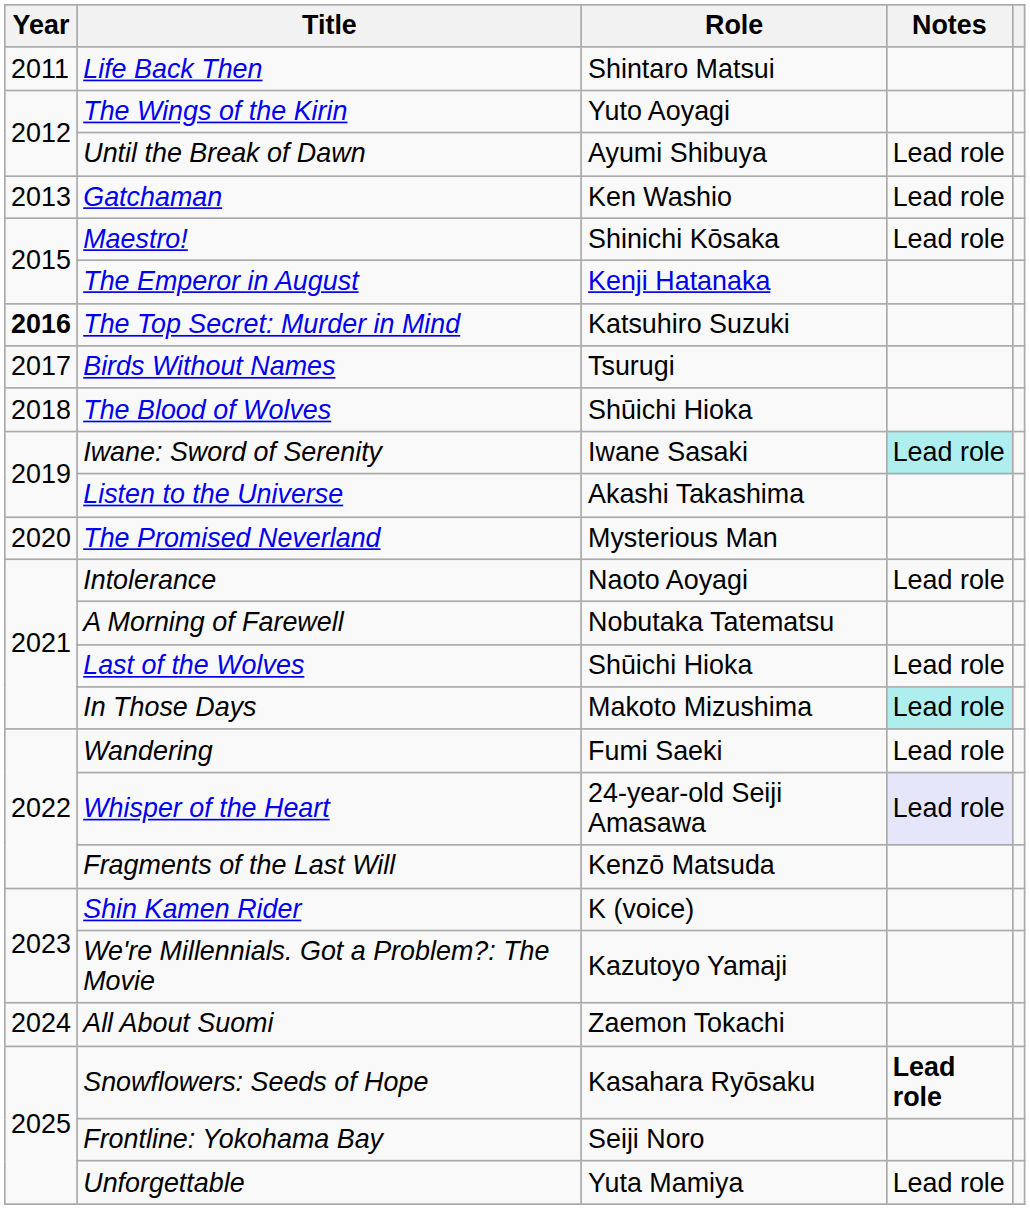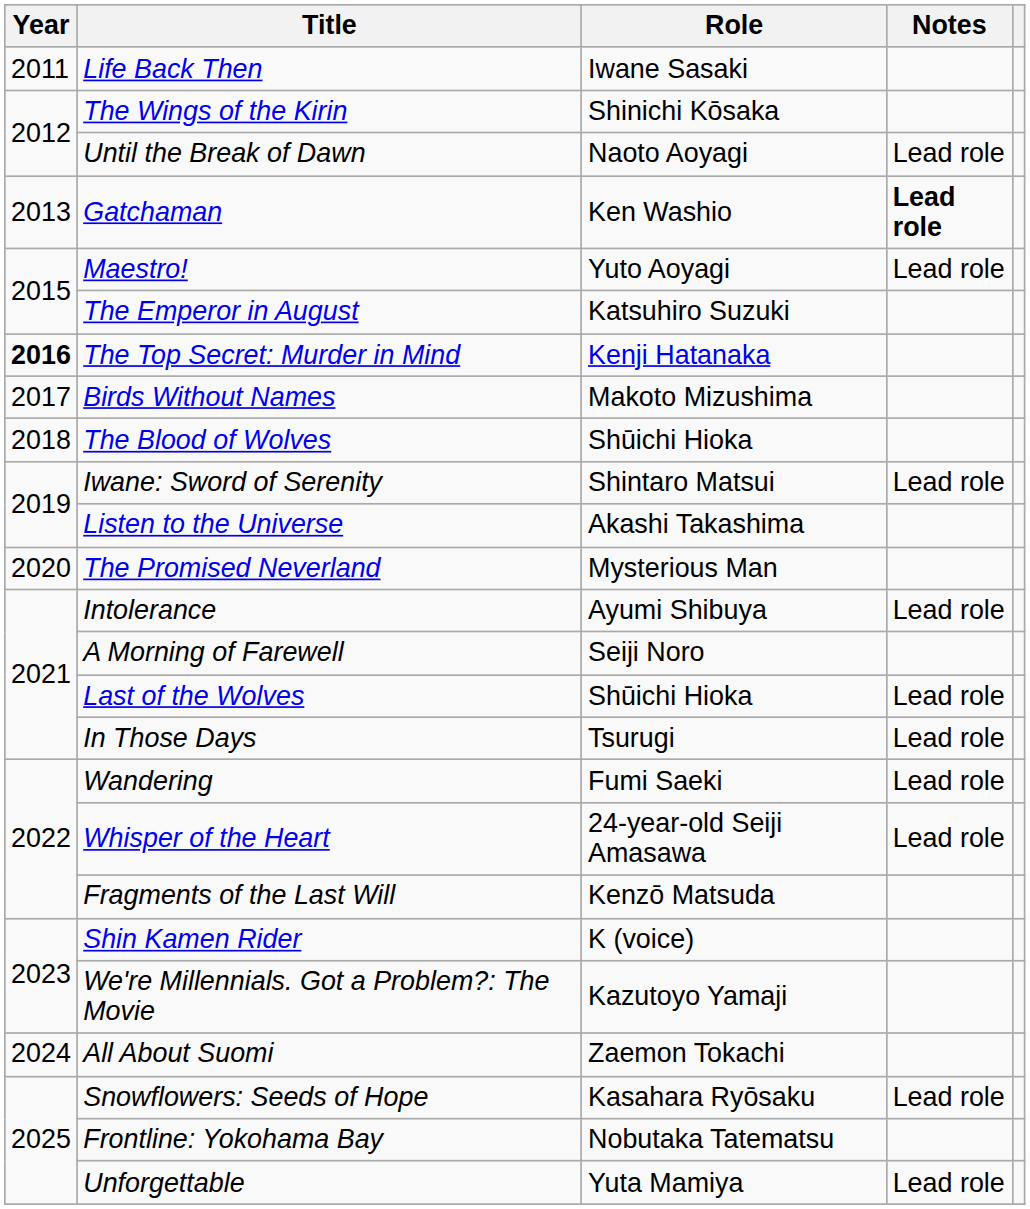(681, 68) Shintaro Matsui -> (668, 68) Iwane Sasaki
(659, 111) Yuto Aoyagi -> (684, 111) Shinichi Kōsaka
(677, 153) Ayumi Shibuya -> (668, 153) Naoto Aoyagi
(949, 196) normal -> (924, 211) bold
(684, 238) Shinichi Kōsaka -> (659, 269) Yuto Aoyagi
(679, 281) Kenji Hatanaka -> (689, 311) Katsuhiro Suzuki
(689, 324) Katsuhiro Suzuki -> (679, 354) Kenji Hatanaka
(631, 366) Tsurugi -> (700, 397) Makoto Mizushima
(668, 452) Iwane Sasaki -> (681, 482) Shintaro Matsui
(949, 452) paleturquoise background -> (949, 482) no background
(668, 580) Naoto Aoyagi -> (677, 610) Ayumi Shibuya
(711, 622) Nobutaka Tatematsu -> (646, 652) Seiji Noro
(700, 707) Makoto Mizushima -> (631, 738) Tsurugi
(949, 707) paleturquoise background -> (949, 738) no background
(949, 808) lavender background -> (949, 838) no background
(924, 1081) bold -> (949, 1097) normal
(646, 1139) Seiji Noro -> (711, 1139) Nobutaka Tatematsu
